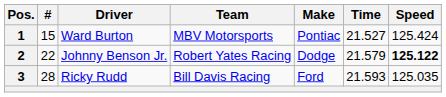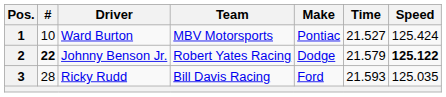(48, 35) 15 -> (48, 35) 10
(48, 56) normal -> (48, 56) bold
